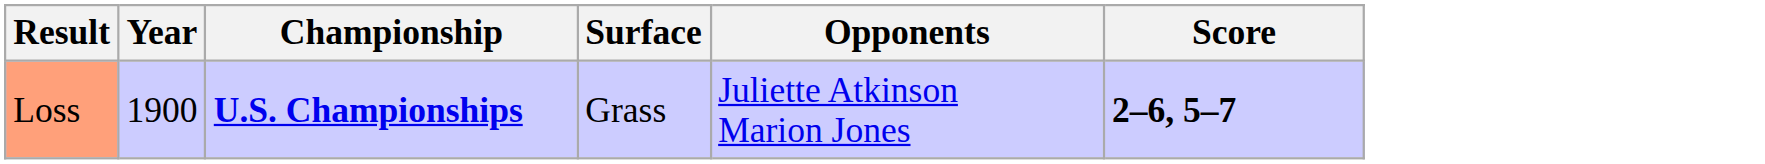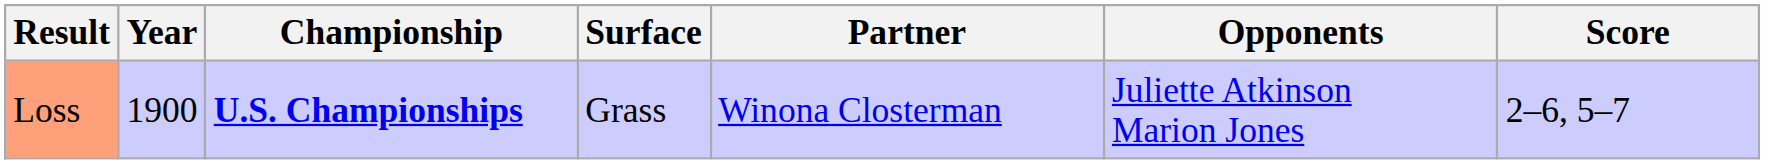+ column: (907, 32)
(1174, 108) bold -> (1568, 108) normal
